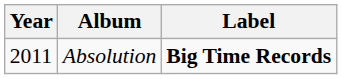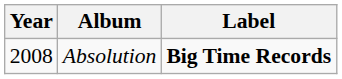(31, 55) 2011 -> (31, 55) 2008
